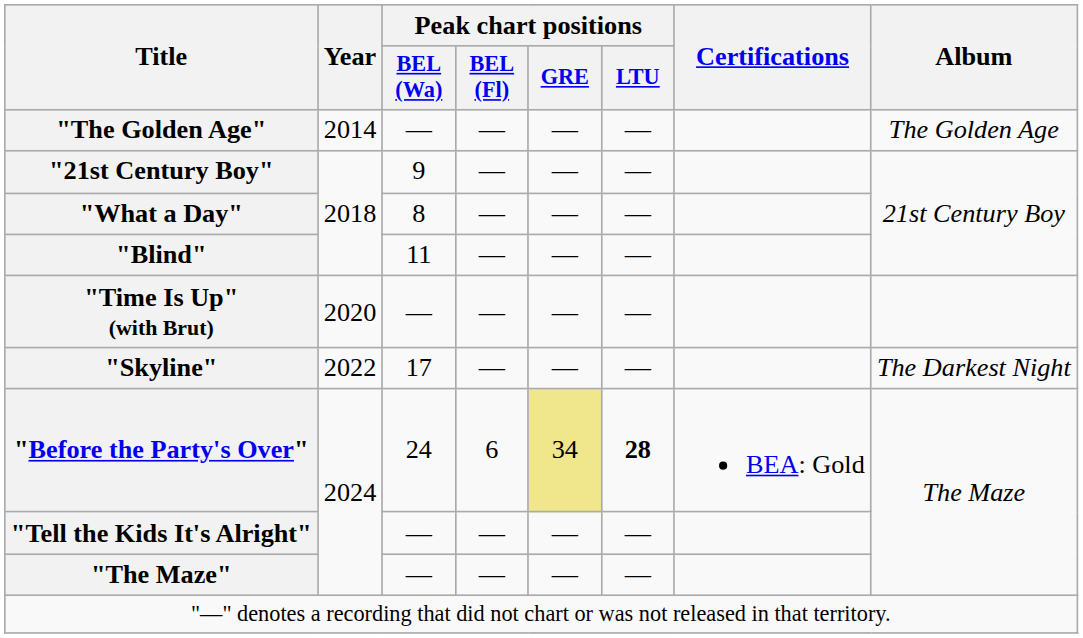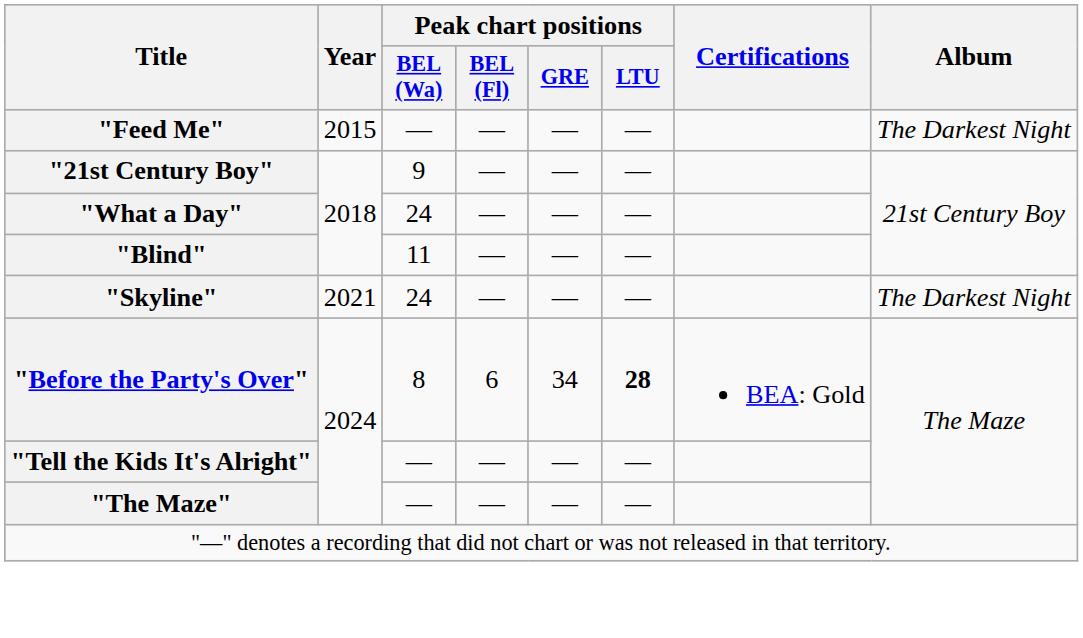- row: (161, 129)
+ row: (161, 129)
(419, 213) 8 -> (419, 213) 24
- row: (161, 311)
(350, 367) 2022 -> (350, 296) 2021
(419, 367) 17 -> (419, 296) 24
(419, 450) 24 -> (419, 379) 8
(565, 450) khaki background -> (565, 379) no background
